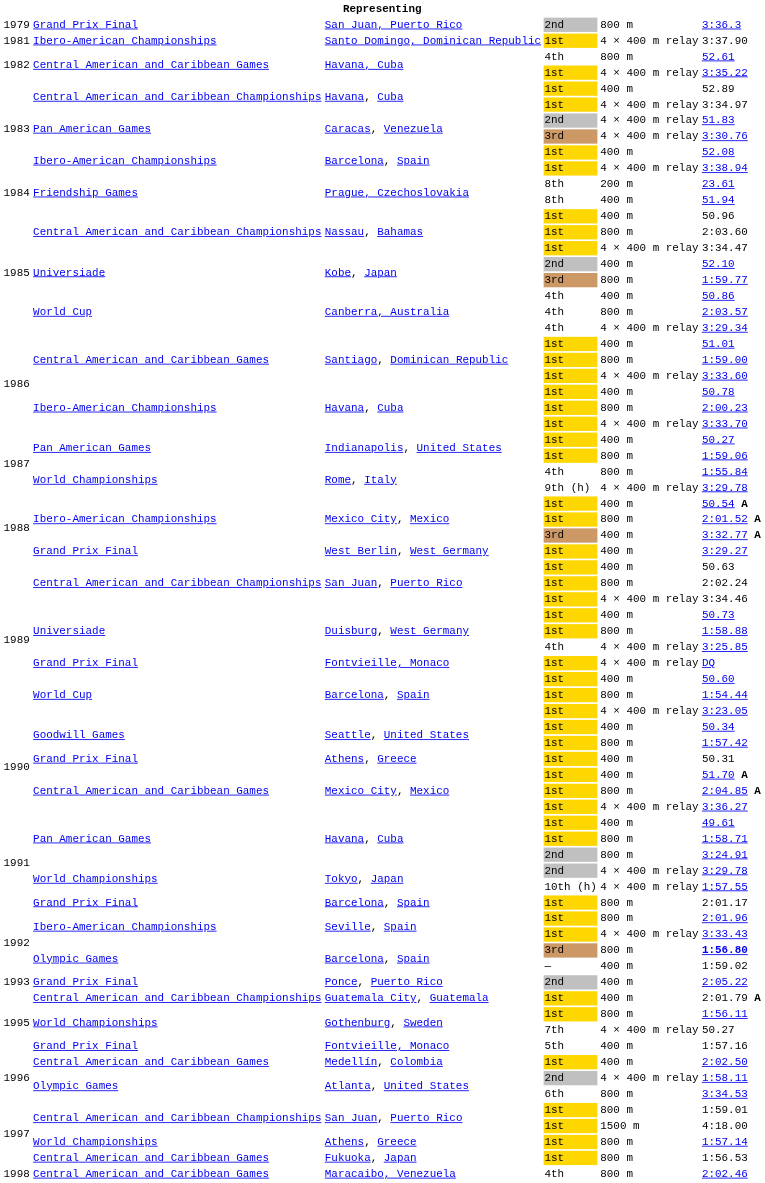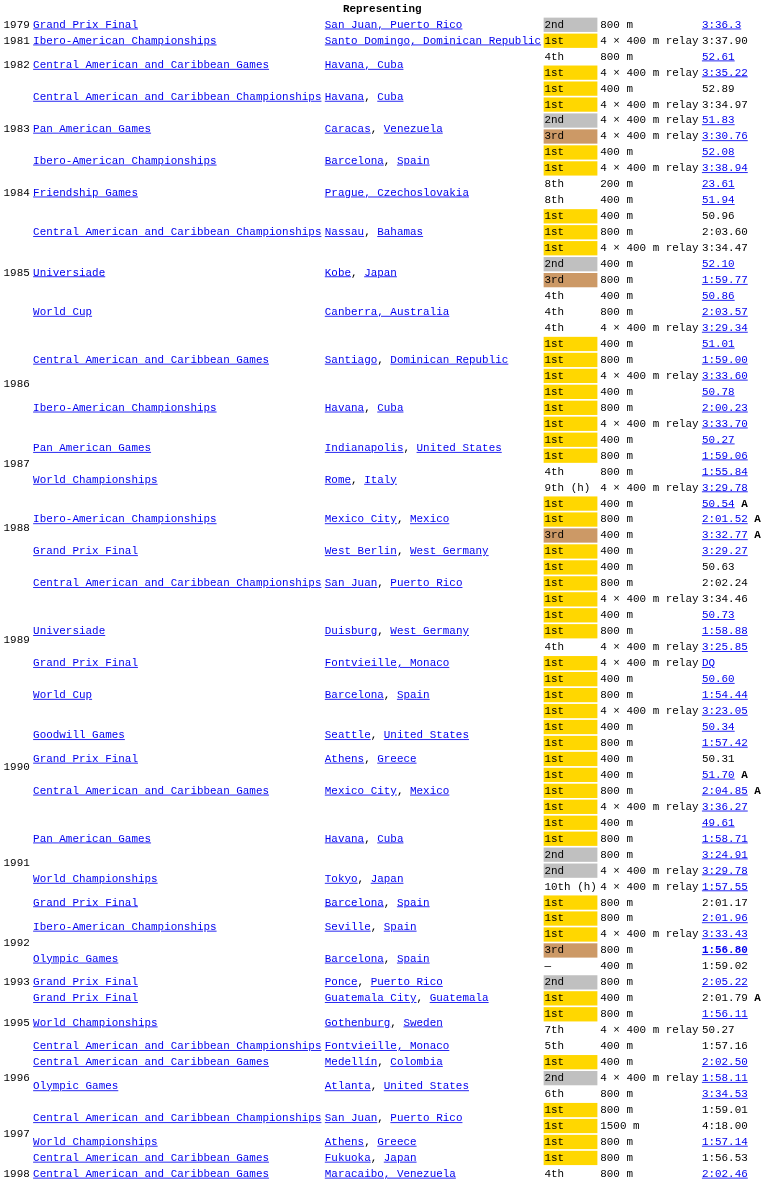(617, 982) 400 m -> (617, 982) 800 m
(177, 998) Central American and Caribbean Championships -> (86, 998) Grand Prix Final
(86, 1046) Grand Prix Final -> (177, 1046) Central American and Caribbean Championships
